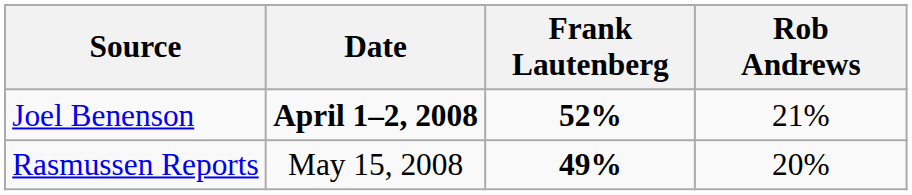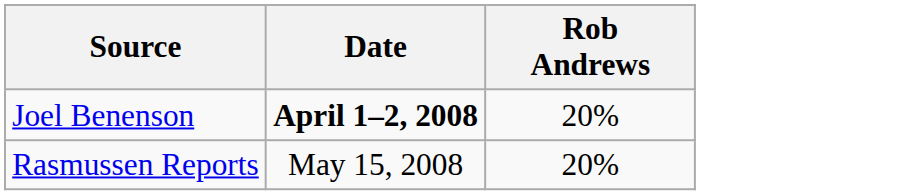- column: (590, 47)
(801, 114) 21% -> (590, 114) 20%
